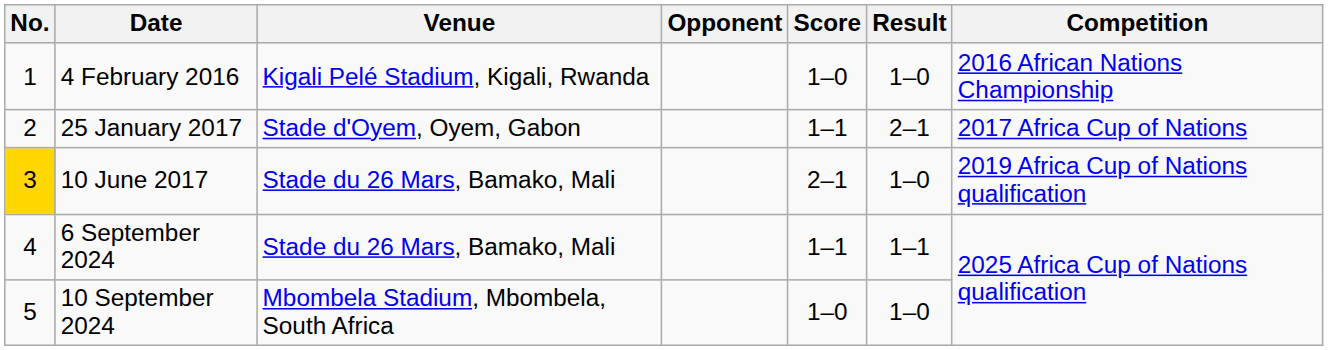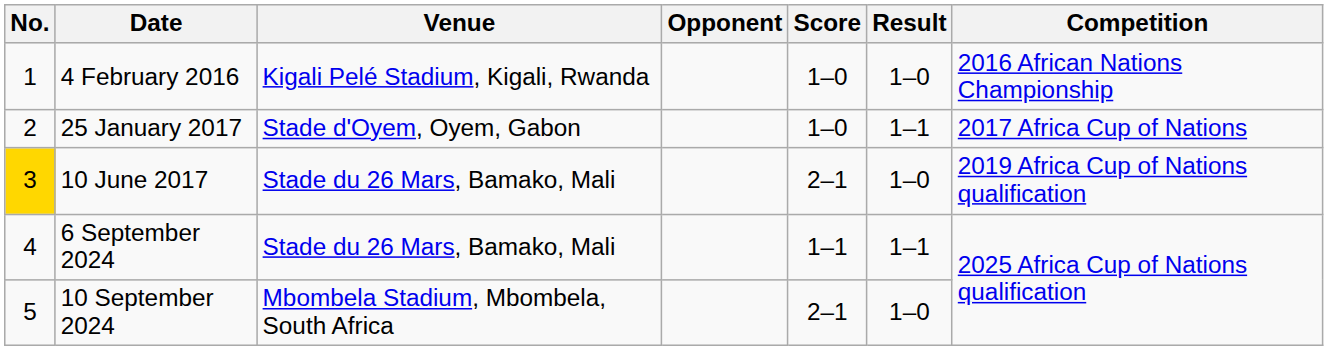(827, 128) 1–1 -> (827, 128) 1–0
(909, 128) 2–1 -> (909, 128) 1–1
(827, 312) 1–0 -> (827, 312) 2–1
